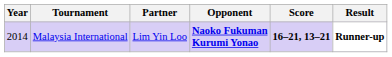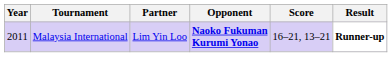(17, 37) 2014 -> (17, 37) 2011
(301, 37) bold -> (301, 37) normal
